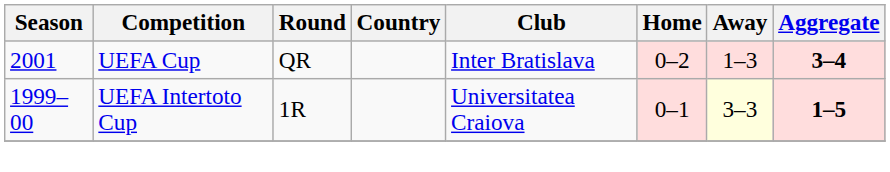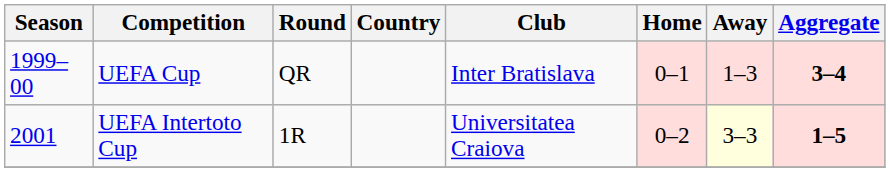(33, 59) 2001 -> (39, 72) 1999–00
(672, 59) 0–2 -> (672, 72) 0–1
(39, 109) 1999–00 -> (33, 135) 2001
(672, 109) 0–1 -> (672, 135) 0–2
